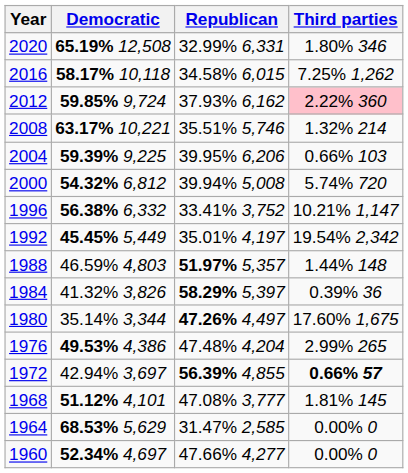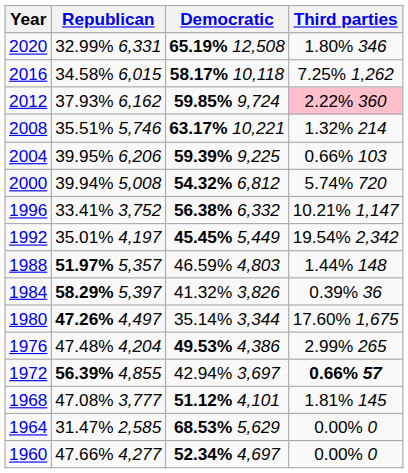columns swapped: (113, 19) <-> (232, 19)
